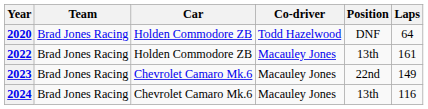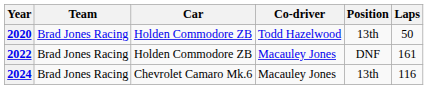(368, 34) DNF -> (368, 34) 13th
(407, 34) 64 -> (407, 34) 50
(368, 54) 13th -> (368, 54) DNF
- row: (19, 74)
